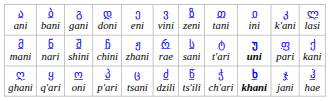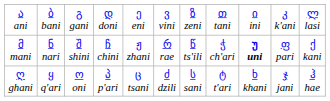(192, 50) ს sani -> (193, 50) წ ts'ili
(221, 50) ტ t'ari -> (222, 50) ჭ ch'ari
(192, 81) წ ts'ili -> (193, 81) ს sani
(221, 81) ჭ ch'ari -> (222, 81) ტ t'ari
(254, 81) bold -> (255, 81) normal
